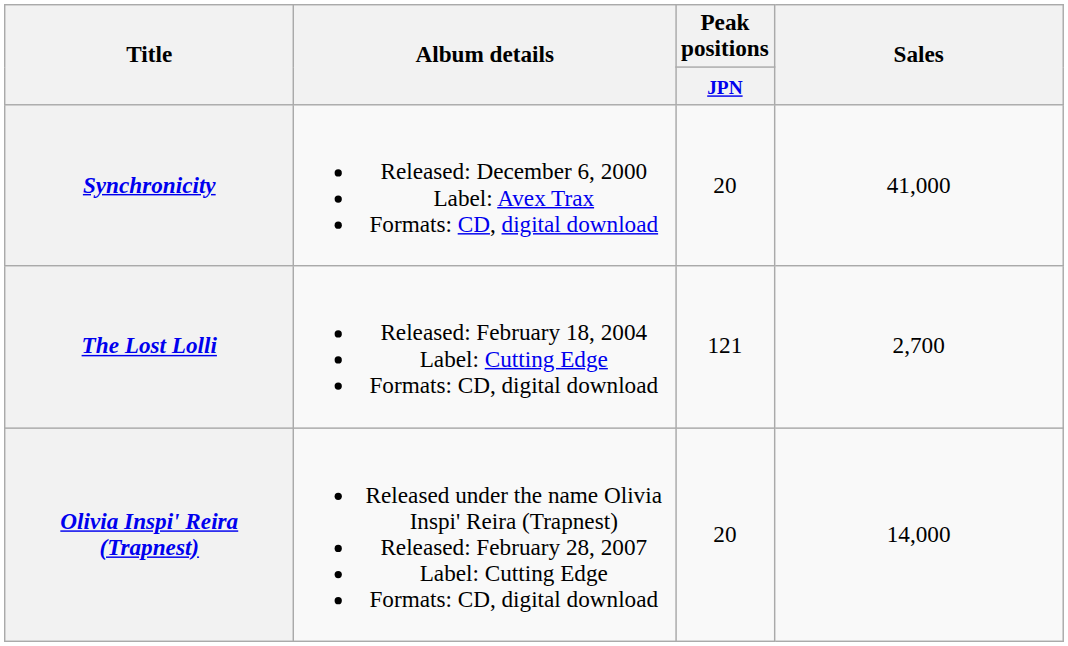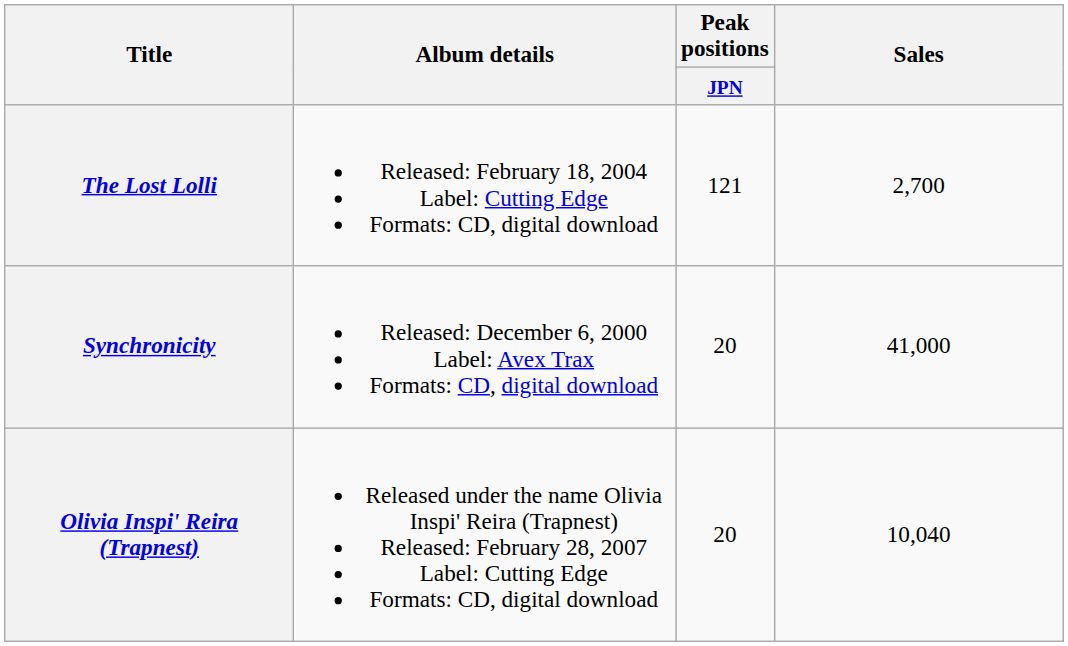rows swapped: (149, 184) <-> (149, 346)
(919, 534) 14,000 -> (919, 534) 10,040
